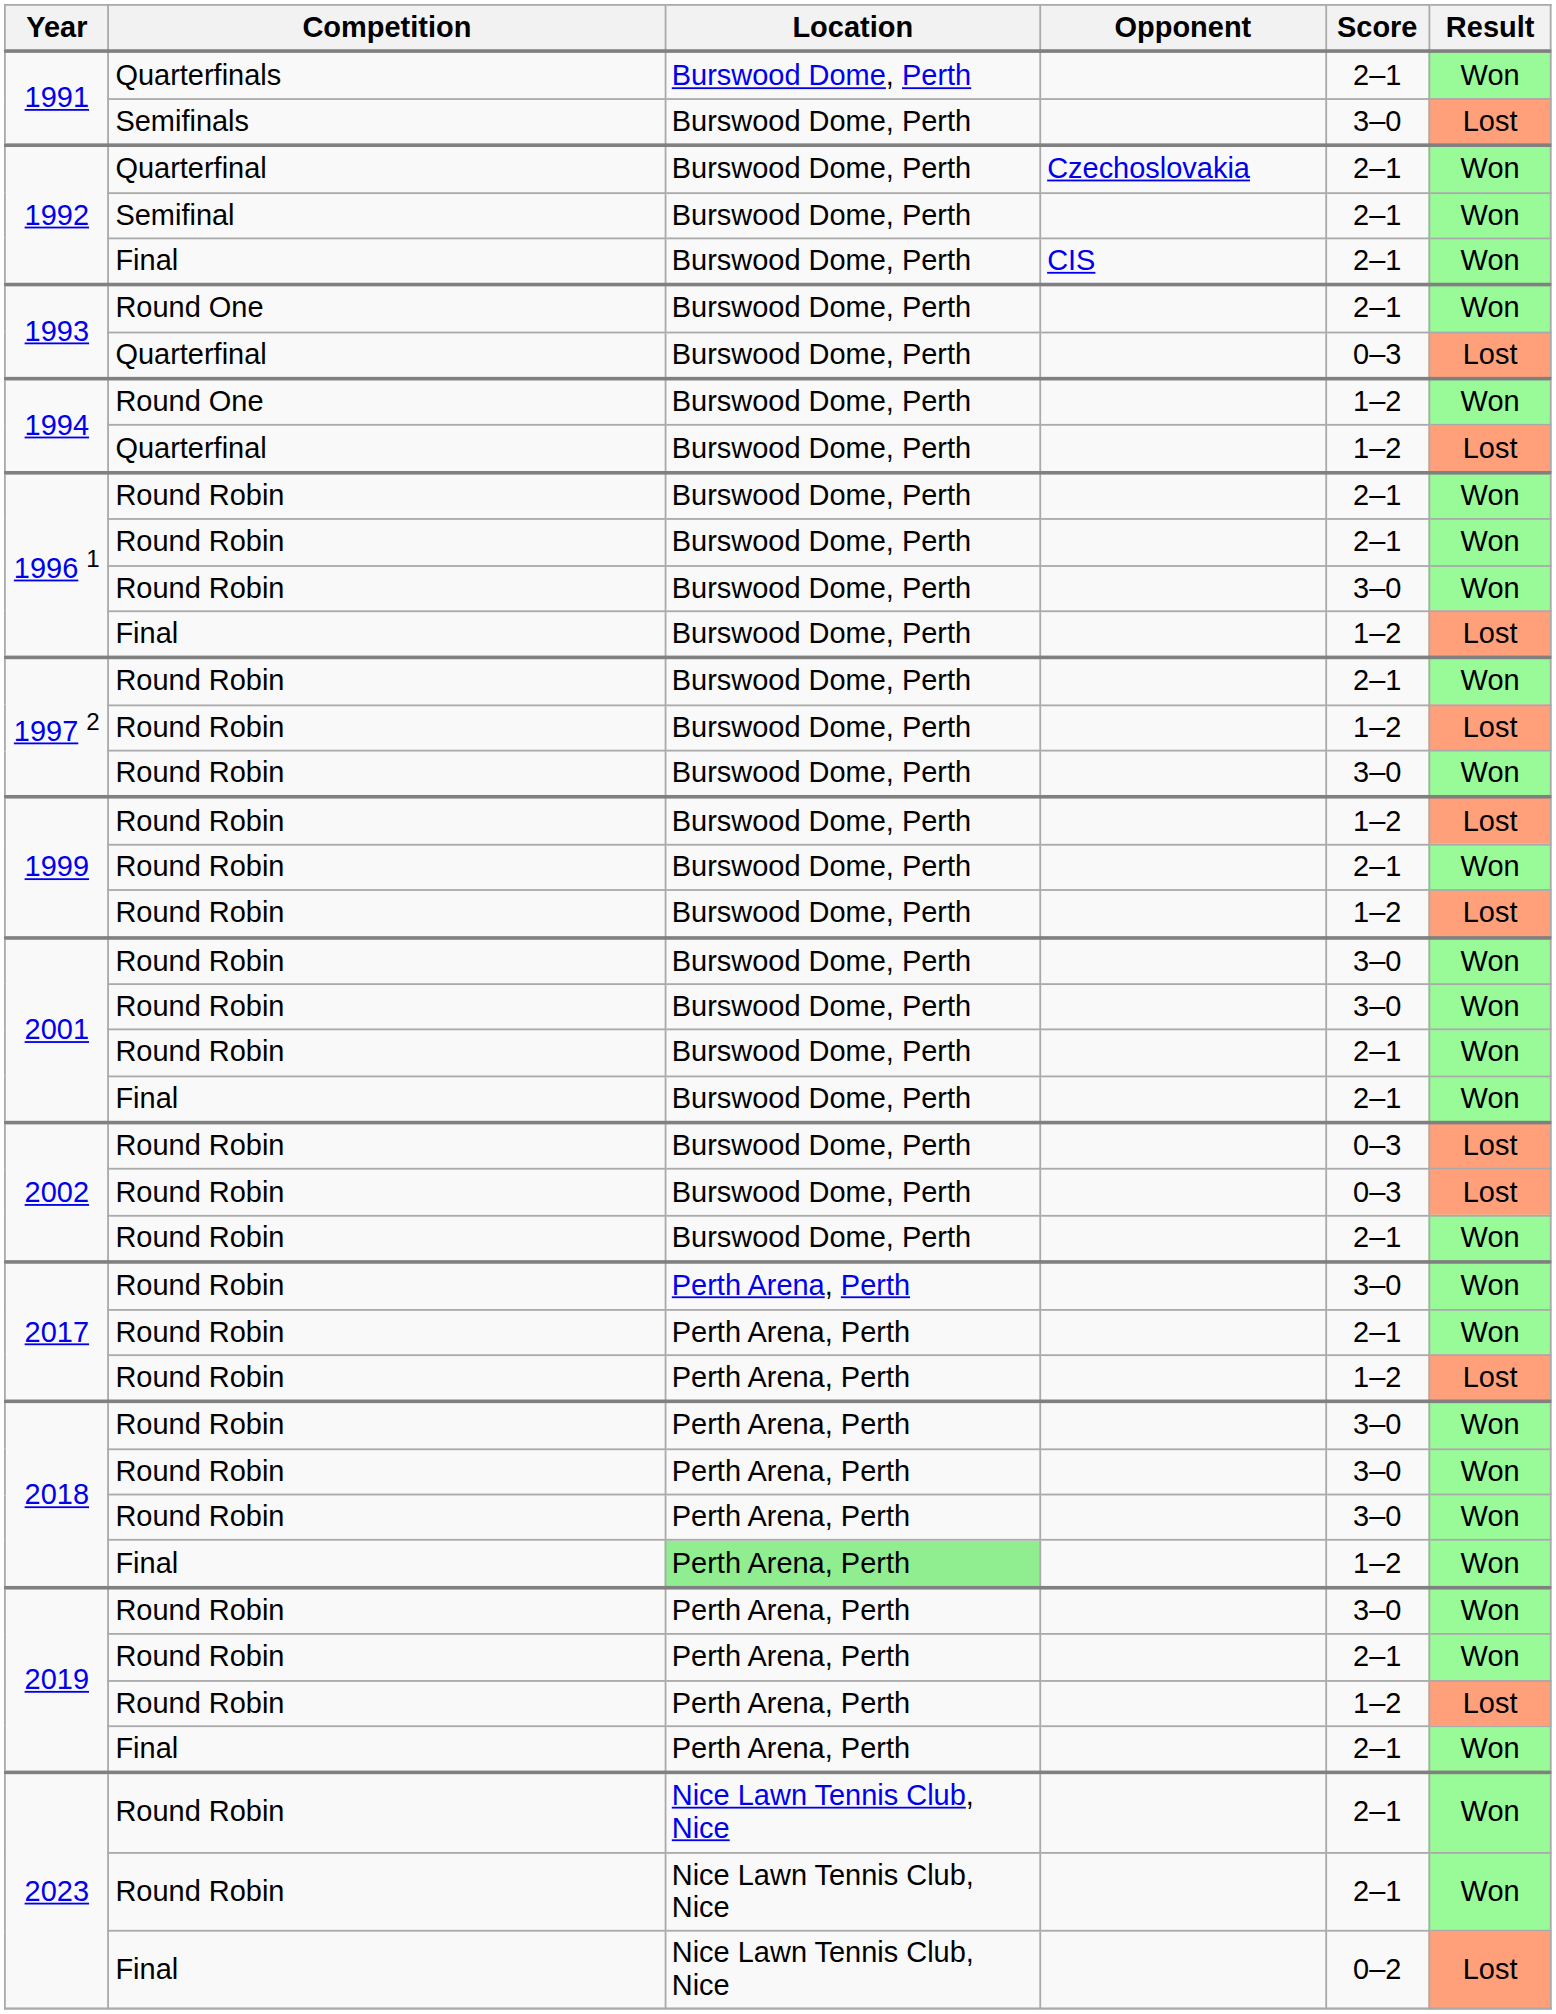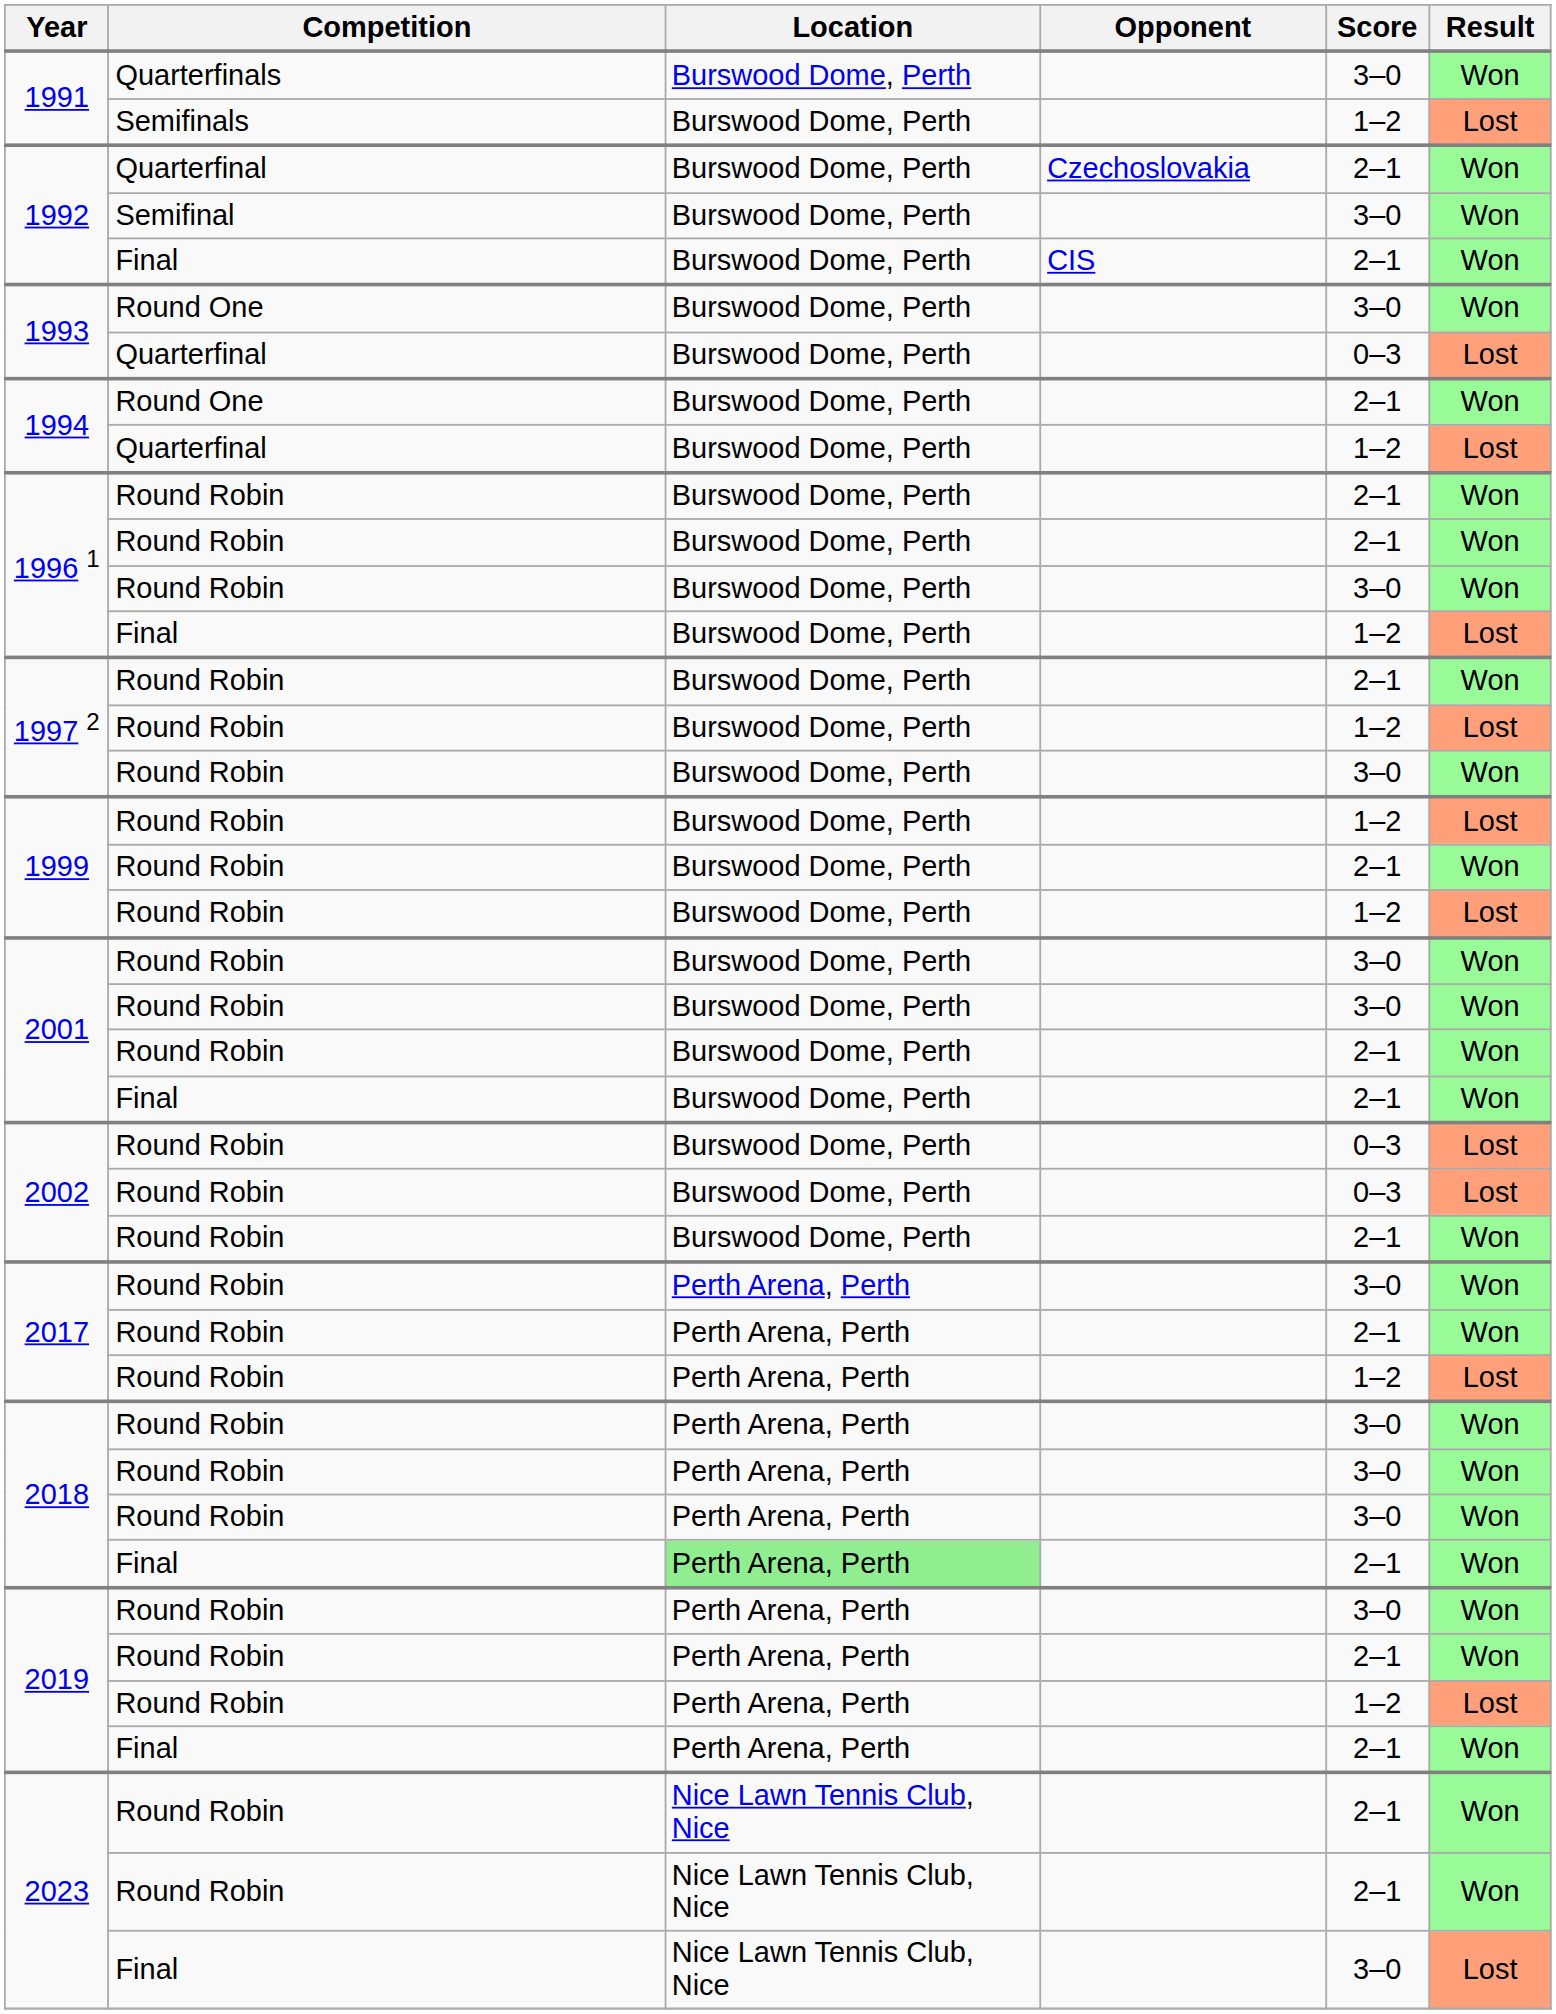(1377, 75) 2–1 -> (1377, 75) 3–0
(1377, 121) 3–0 -> (1377, 121) 1–2
(1377, 214) 2–1 -> (1377, 214) 3–0
(1377, 308) 2–1 -> (1377, 308) 3–0
(1377, 402) 1–2 -> (1377, 402) 2–1
(1377, 1563) 1–2 -> (1377, 1563) 2–1
(1377, 1969) 0–2 -> (1377, 1969) 3–0
